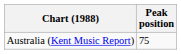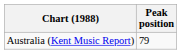(144, 40) 75 -> (144, 40) 79
